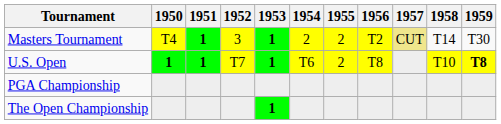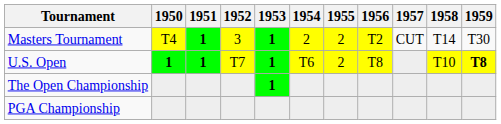(410, 39) khaki background -> (410, 39) no background
rows swapped: (78, 108) <-> (64, 85)
